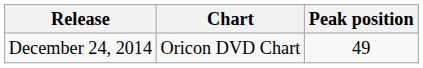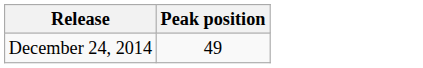- column: (230, 18)
